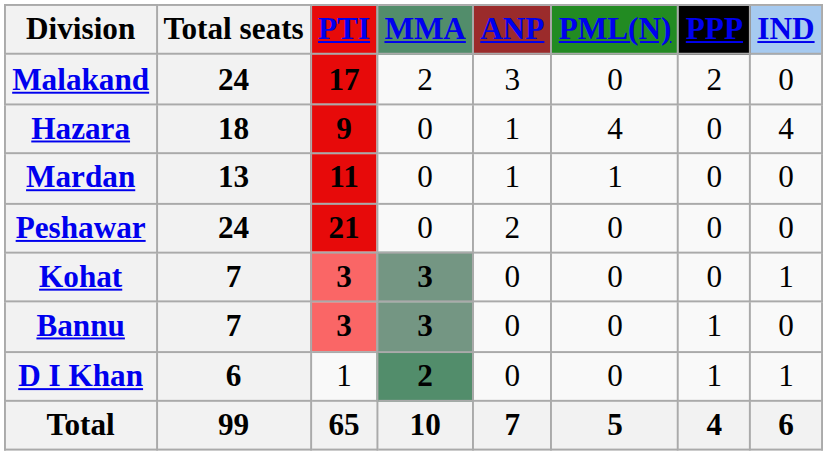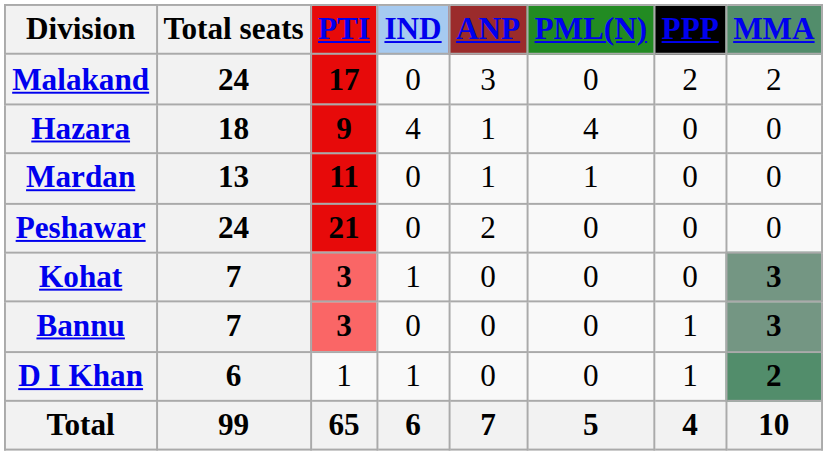columns swapped: (425, 29) <-> (786, 29)
